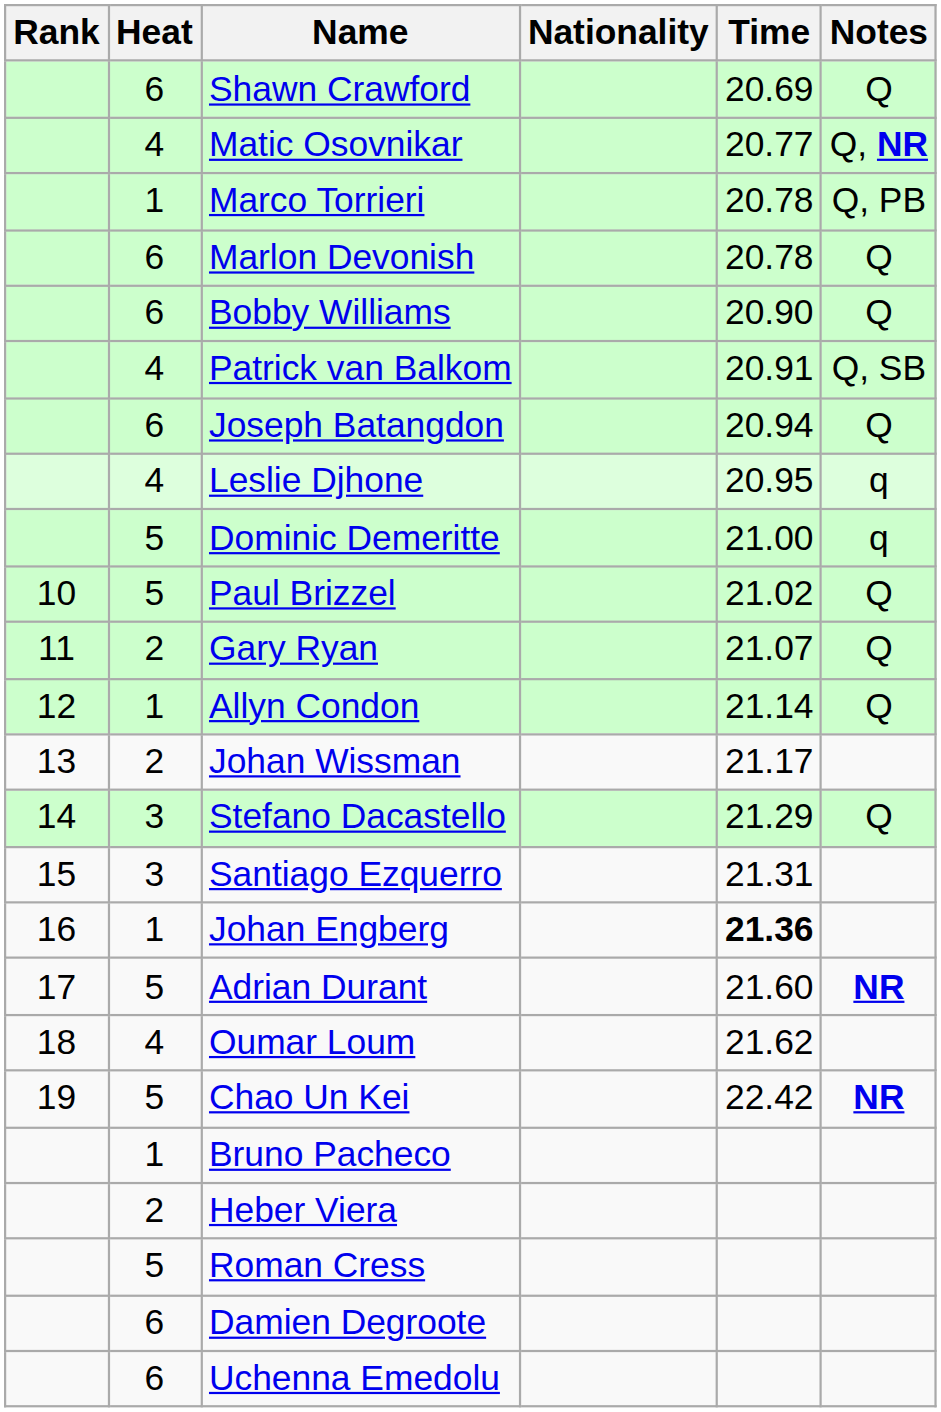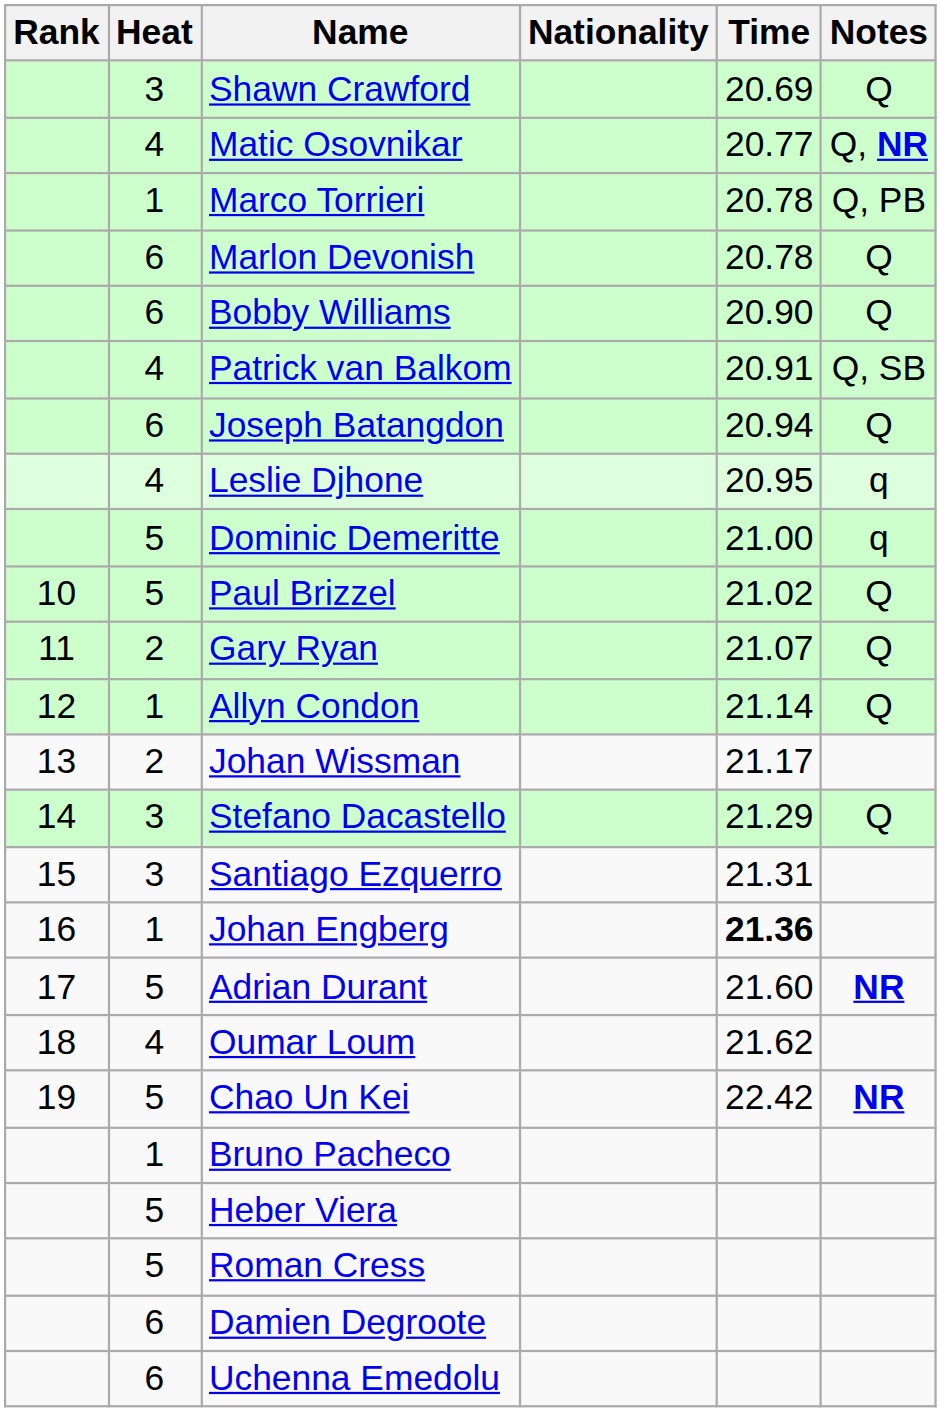(154, 88) 6 -> (154, 88) 3
(154, 1210) 2 -> (154, 1210) 5
